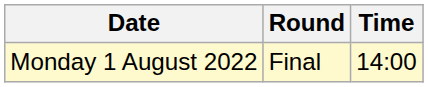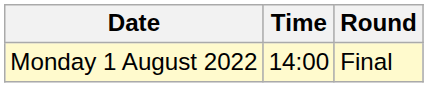columns swapped: (386, 23) <-> (307, 23)
